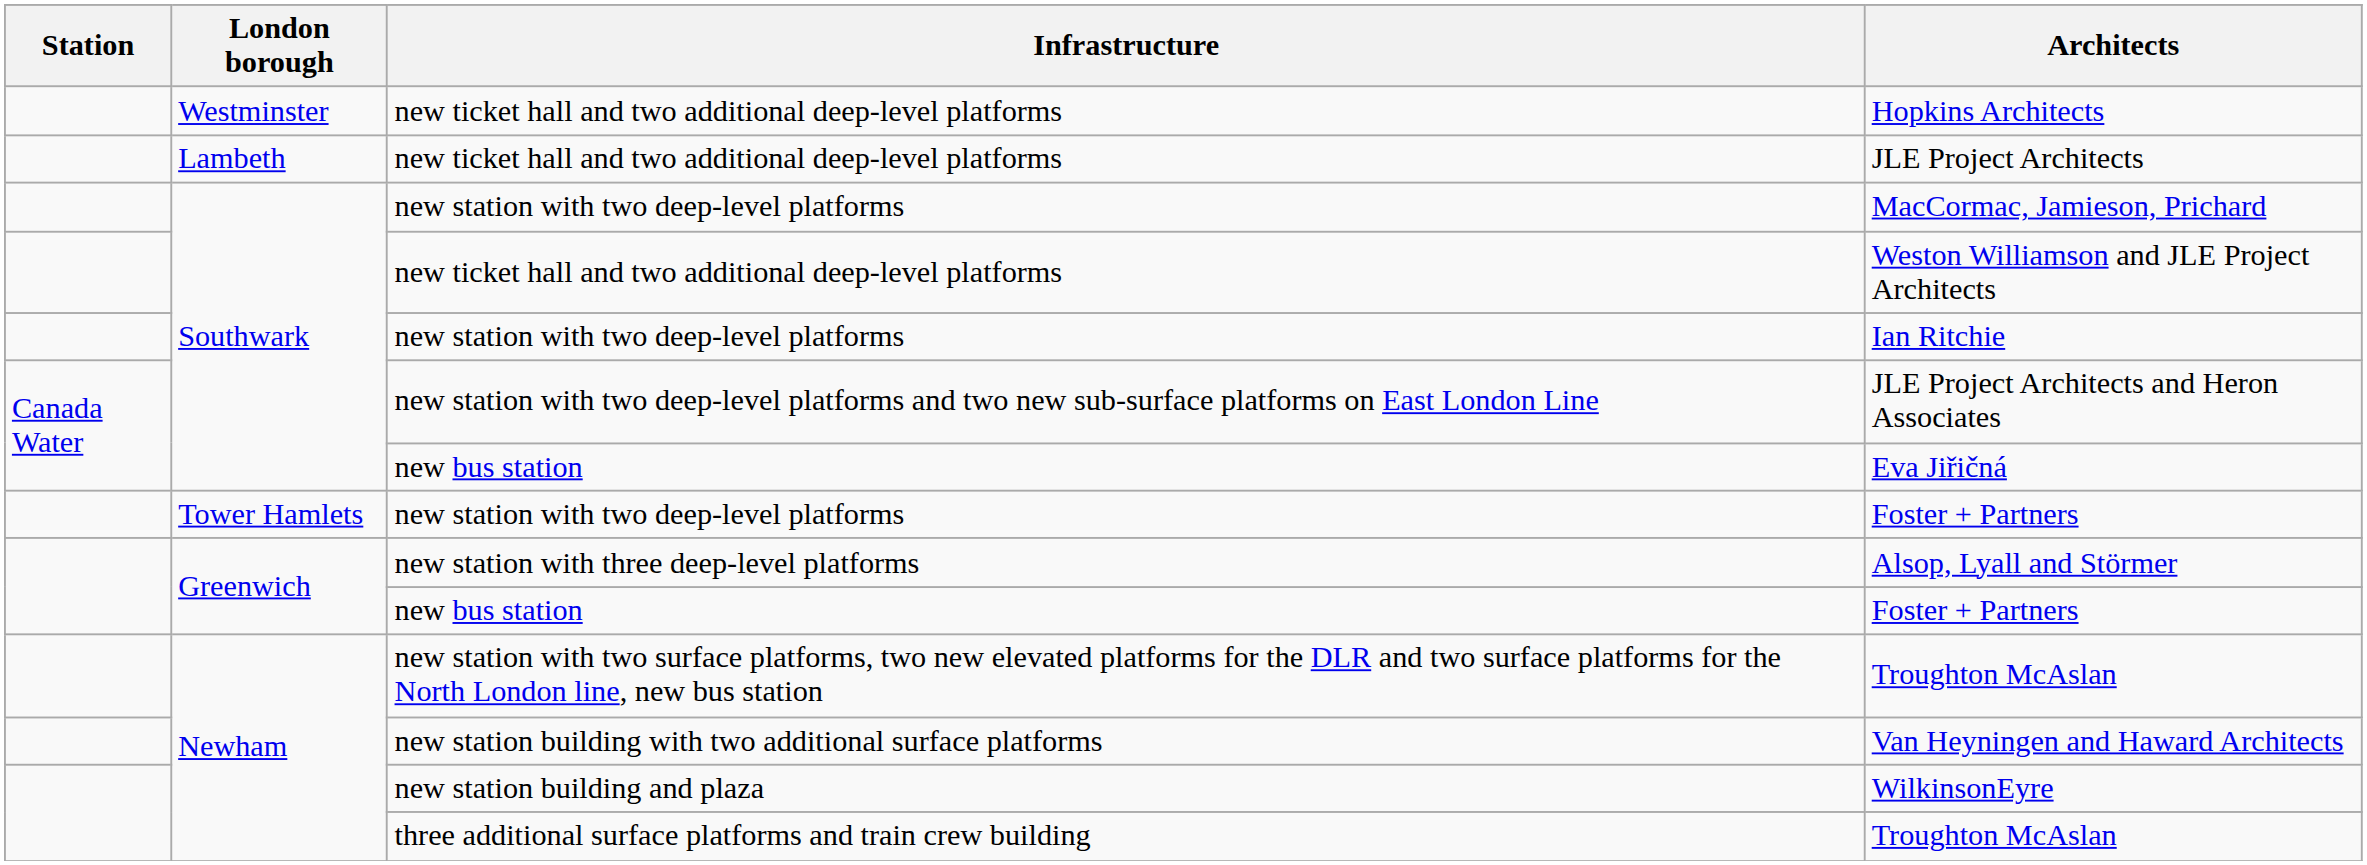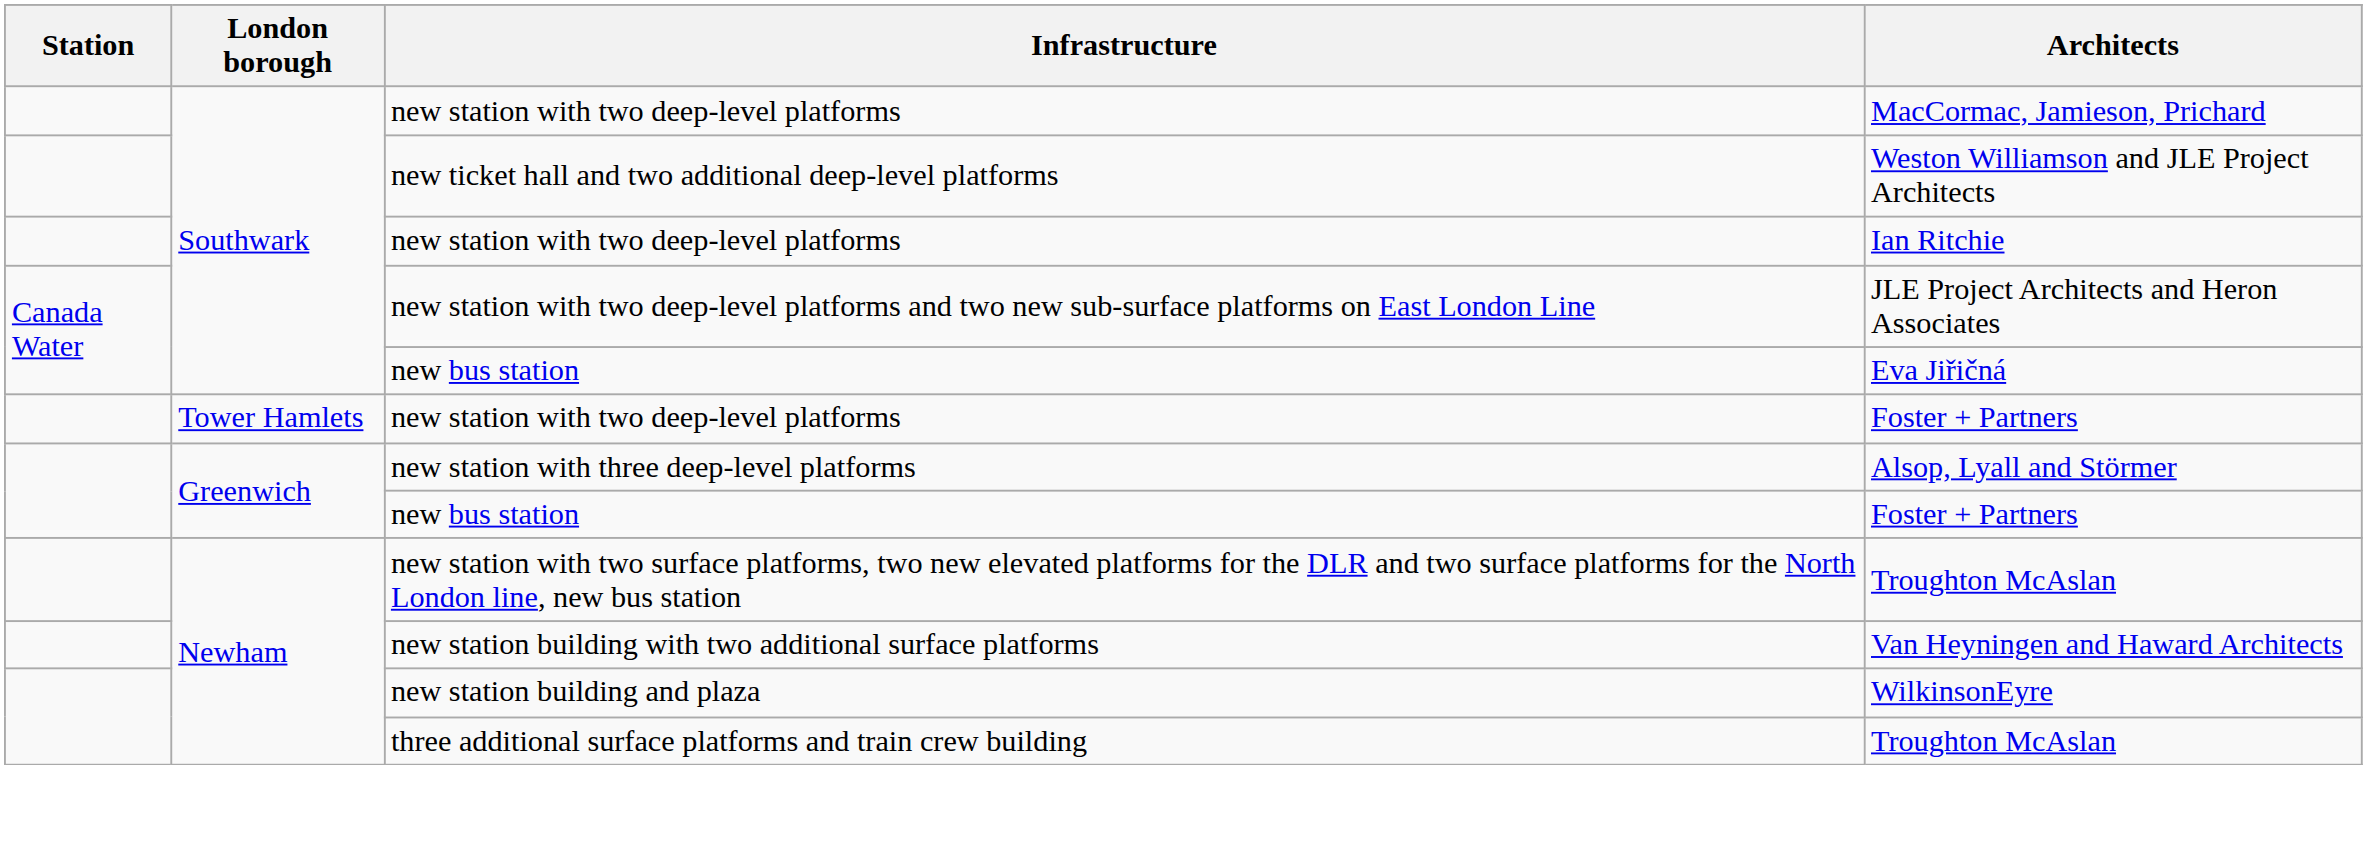- row: (728, 110)
- row: (728, 158)
